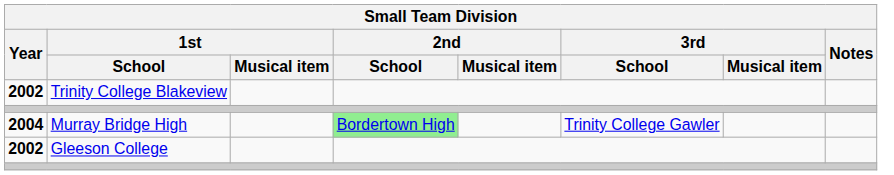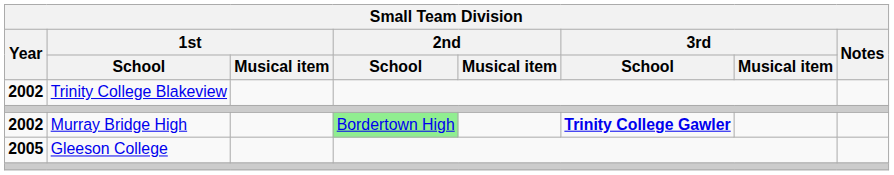(26, 124) 2004 -> (26, 124) 2002
(642, 124) normal -> (648, 124) bold
(26, 149) 2002 -> (26, 149) 2005
